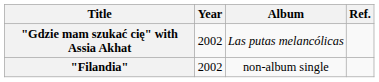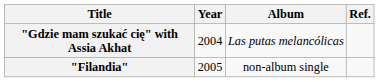(210, 40) 2002 -> (210, 40) 2004
(210, 67) 2002 -> (210, 67) 2005
